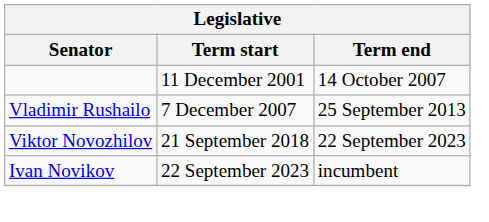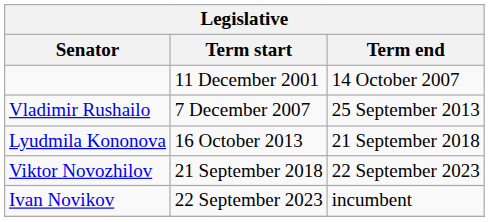+ row: (88, 140)
